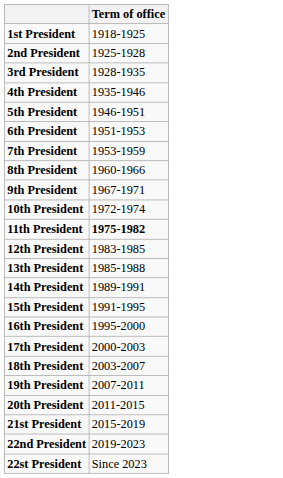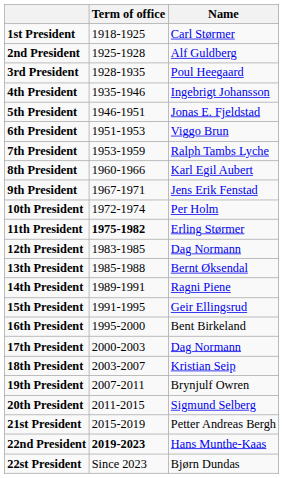+ column: (223, 14)
(118, 444) normal -> (118, 444) bold
